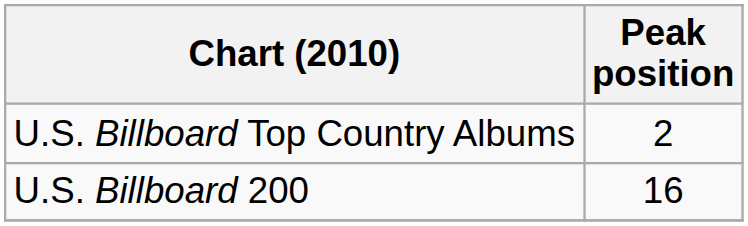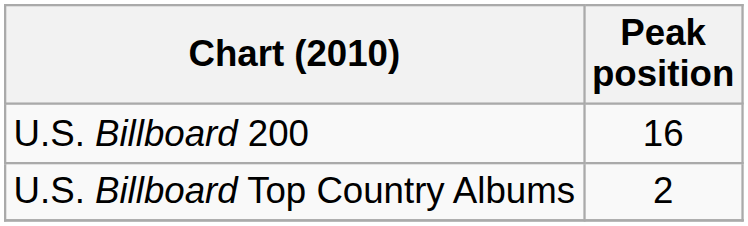rows swapped: (294, 132) <-> (161, 190)
